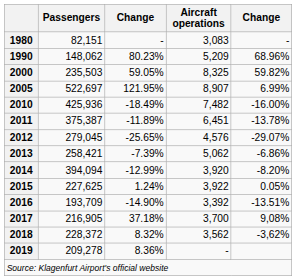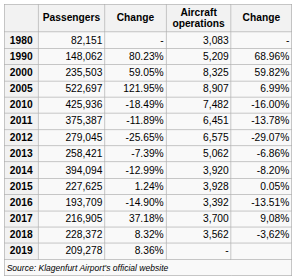(216, 137) 4,576 -> (216, 137) 6,575
(216, 186) 3,922 -> (216, 186) 3,928
